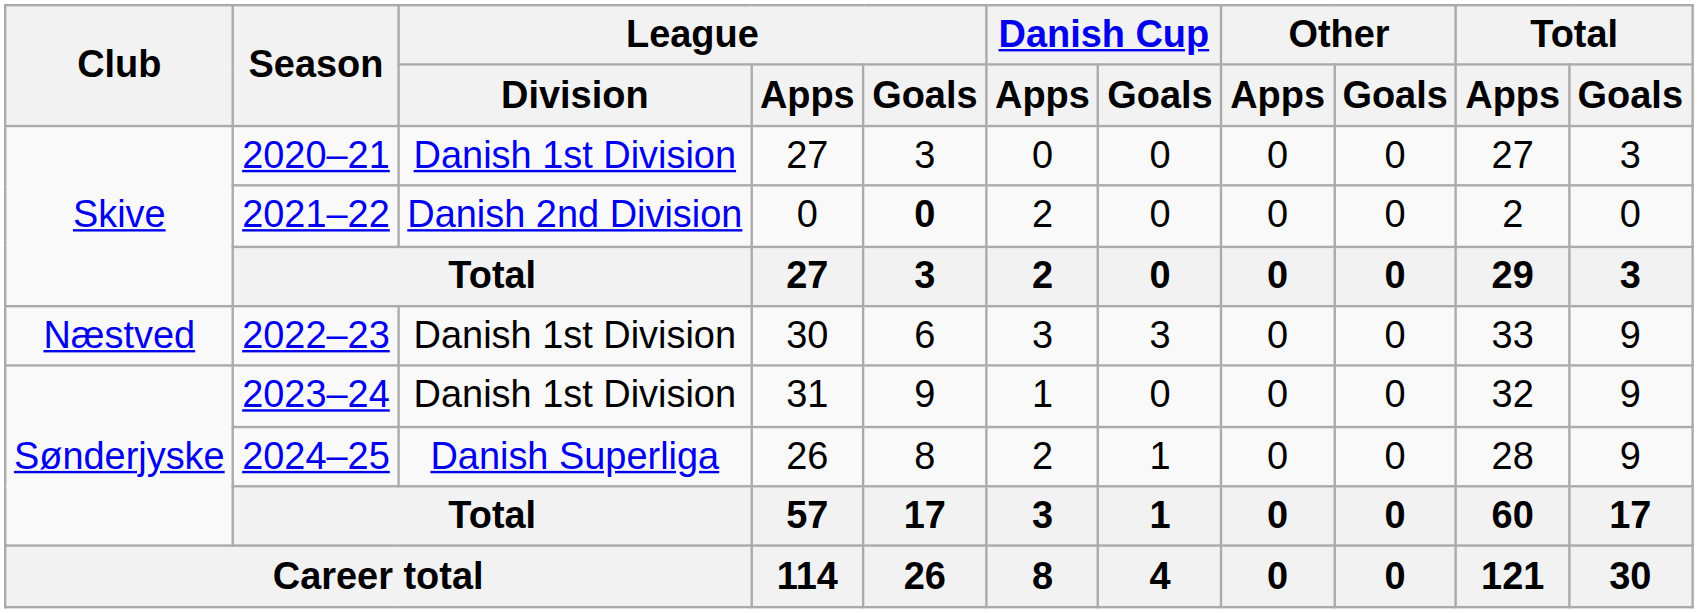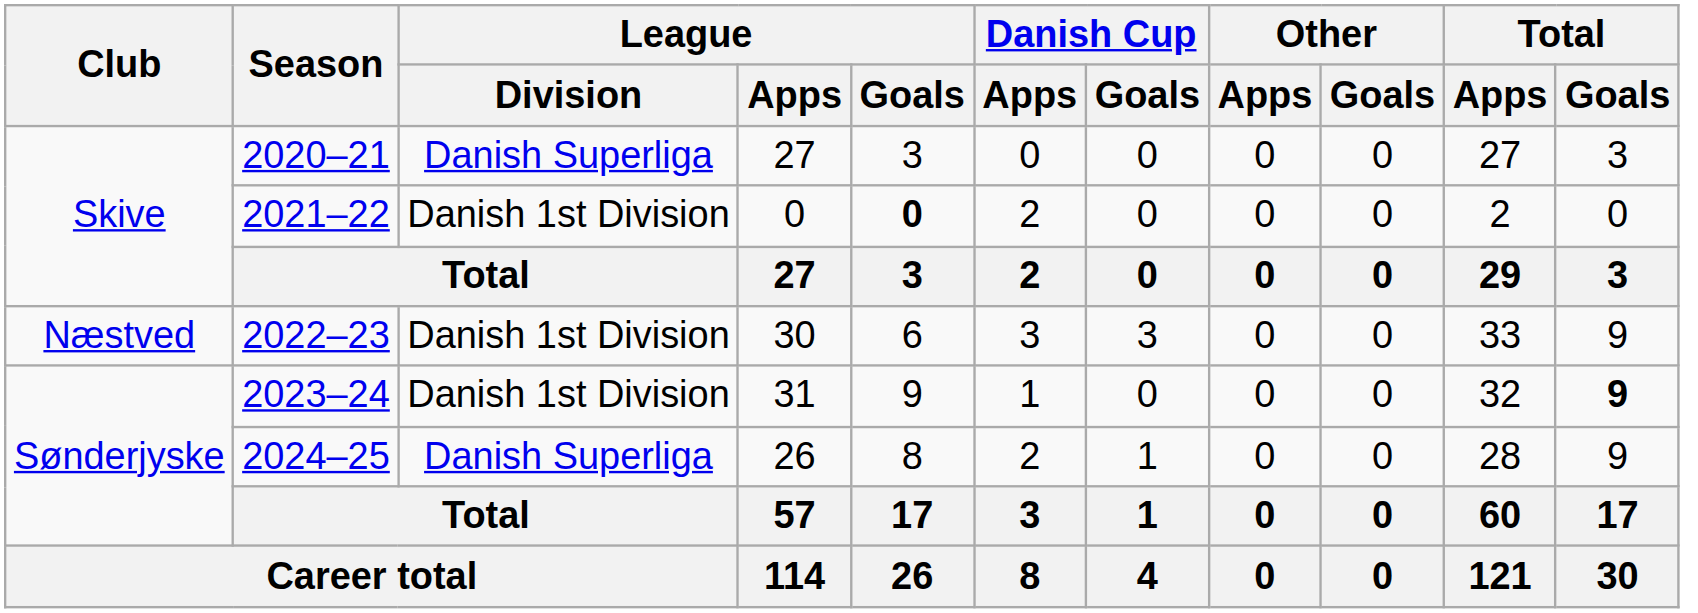(575, 154) Danish 1st Division -> (568, 154) Danish Superliga
(575, 214) Danish 2nd Division -> (569, 214) Danish 1st Division
(1630, 395) normal -> (1618, 395) bold
